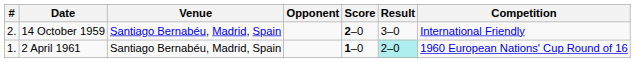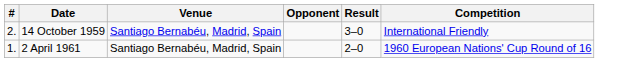- column: (360, 13)
(390, 48) paleturquoise background -> (354, 48) no background
